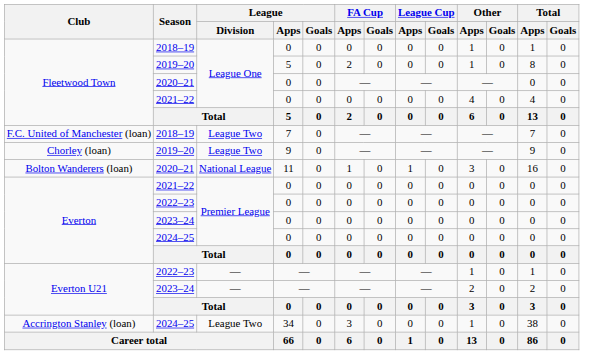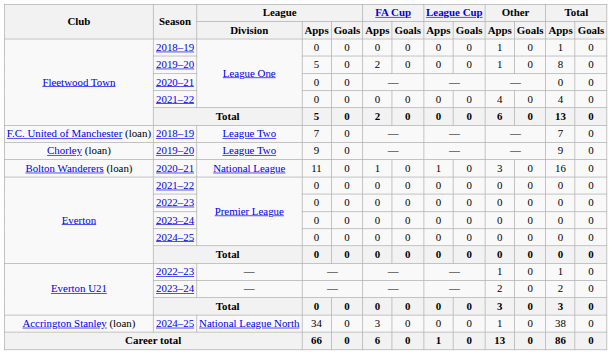(235, 323) League Two -> (249, 323) National League North
